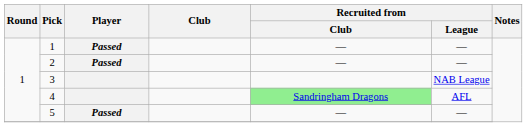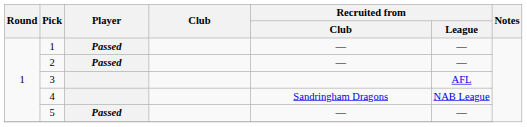(462, 79) NAB League -> (462, 79) AFL
(341, 96) lightgreen background -> (341, 96) no background
(462, 96) AFL -> (462, 96) NAB League
